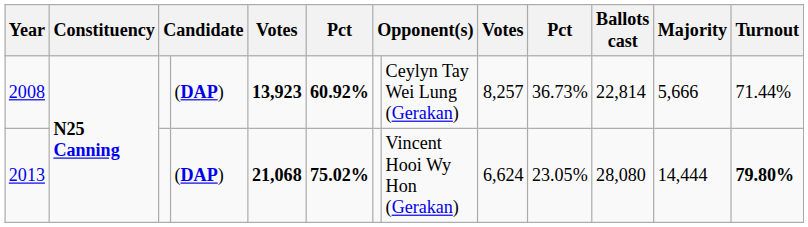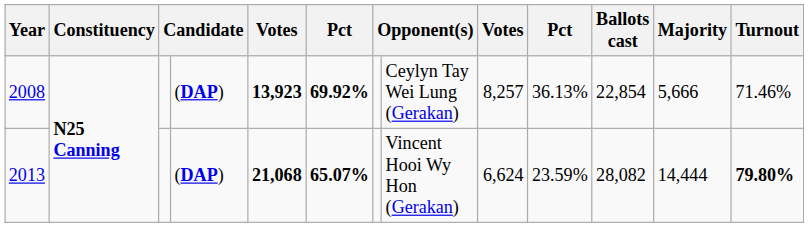(339, 92) 60.92% -> (339, 92) 69.92%
(560, 92) 36.73% -> (560, 92) 36.13%
(621, 92) 22,814 -> (621, 92) 22,854
(763, 92) 71.44% -> (763, 92) 71.46%
(339, 175) 75.02% -> (339, 175) 65.07%
(560, 175) 23.05% -> (560, 175) 23.59%
(621, 175) 28,080 -> (621, 175) 28,082
